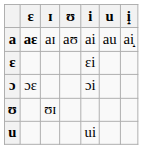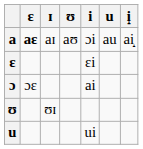(90, 39) ai -> (90, 39) ɔi
(90, 86) ɔi -> (90, 86) ai
